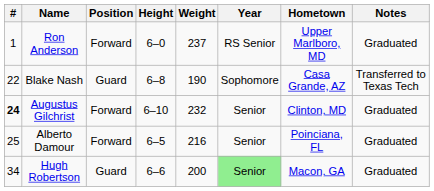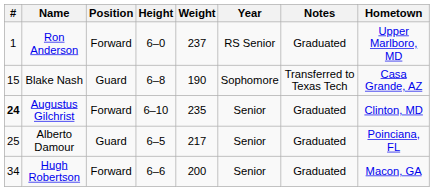columns swapped: (317, 13) <-> (391, 13)
(13, 80) 22 -> (13, 80) 15
(197, 110) 232 -> (197, 110) 235
(111, 141) Forward -> (111, 141) Guard
(197, 141) 216 -> (197, 141) 217
(111, 171) Guard -> (111, 171) Forward
(250, 171) lightgreen background -> (250, 171) no background
